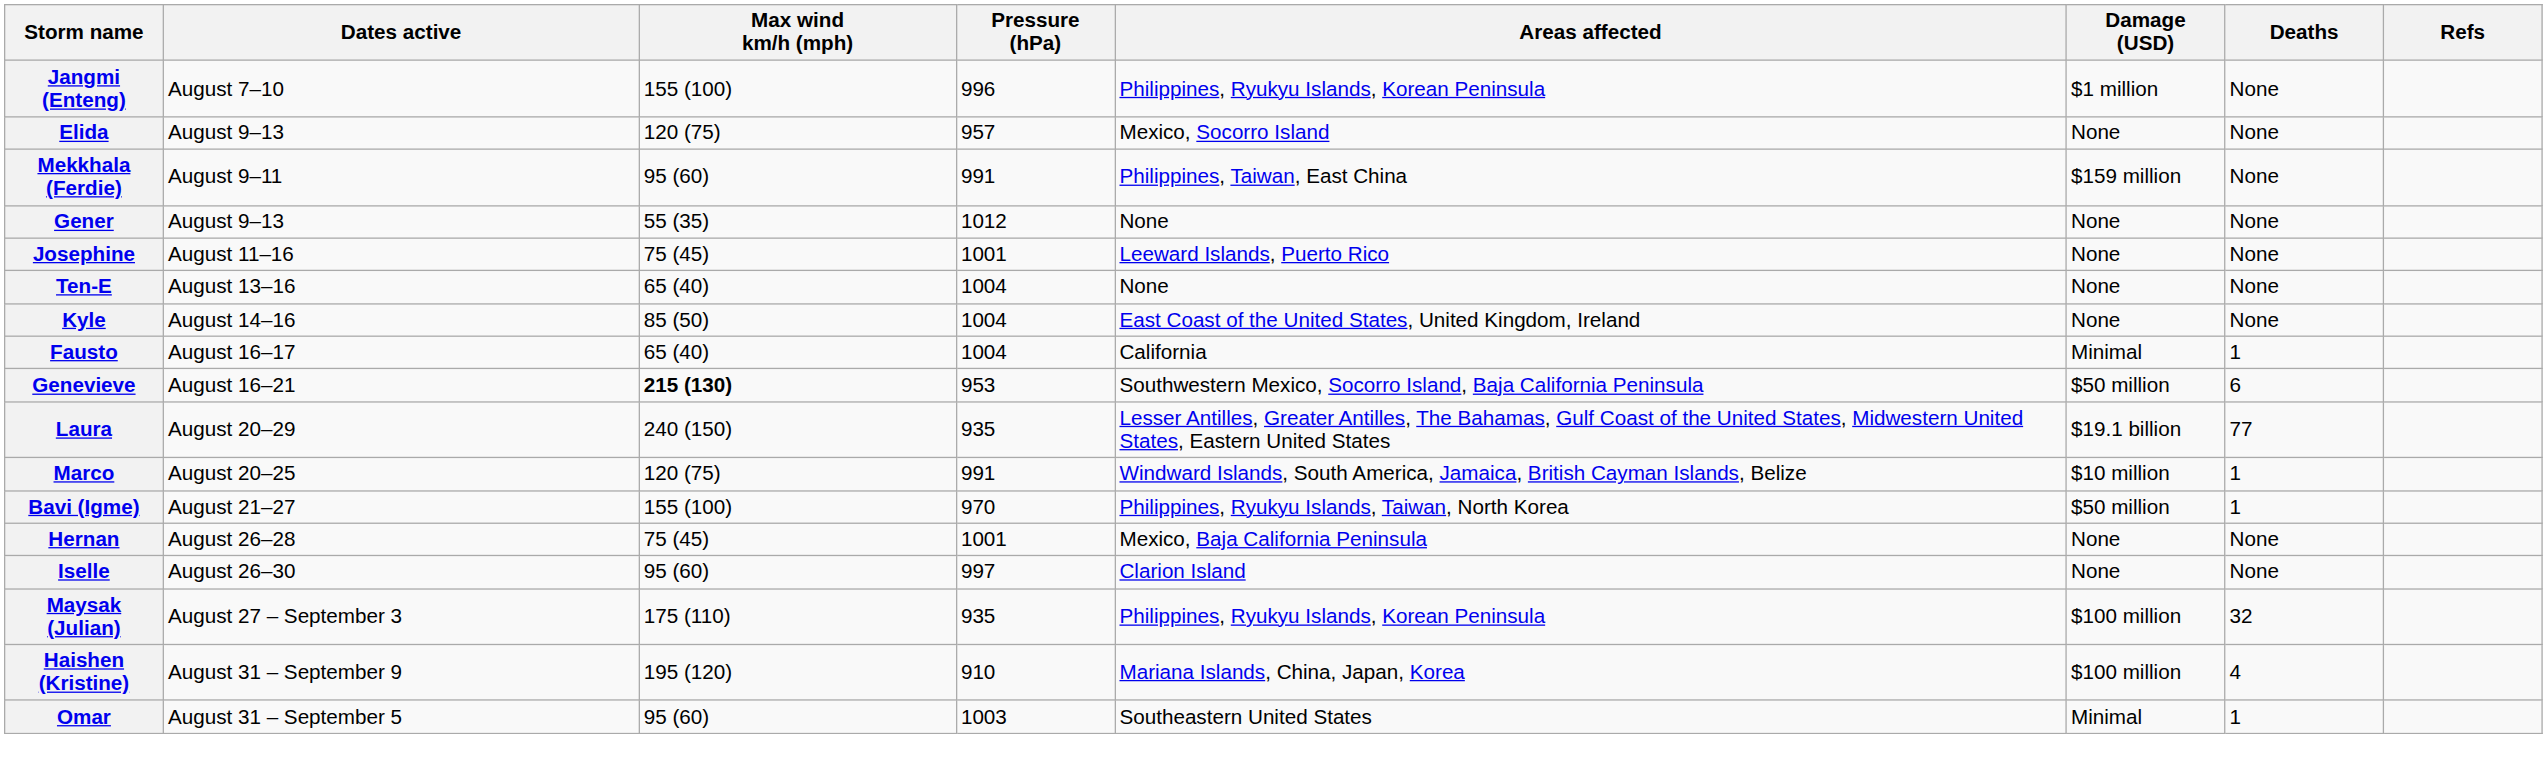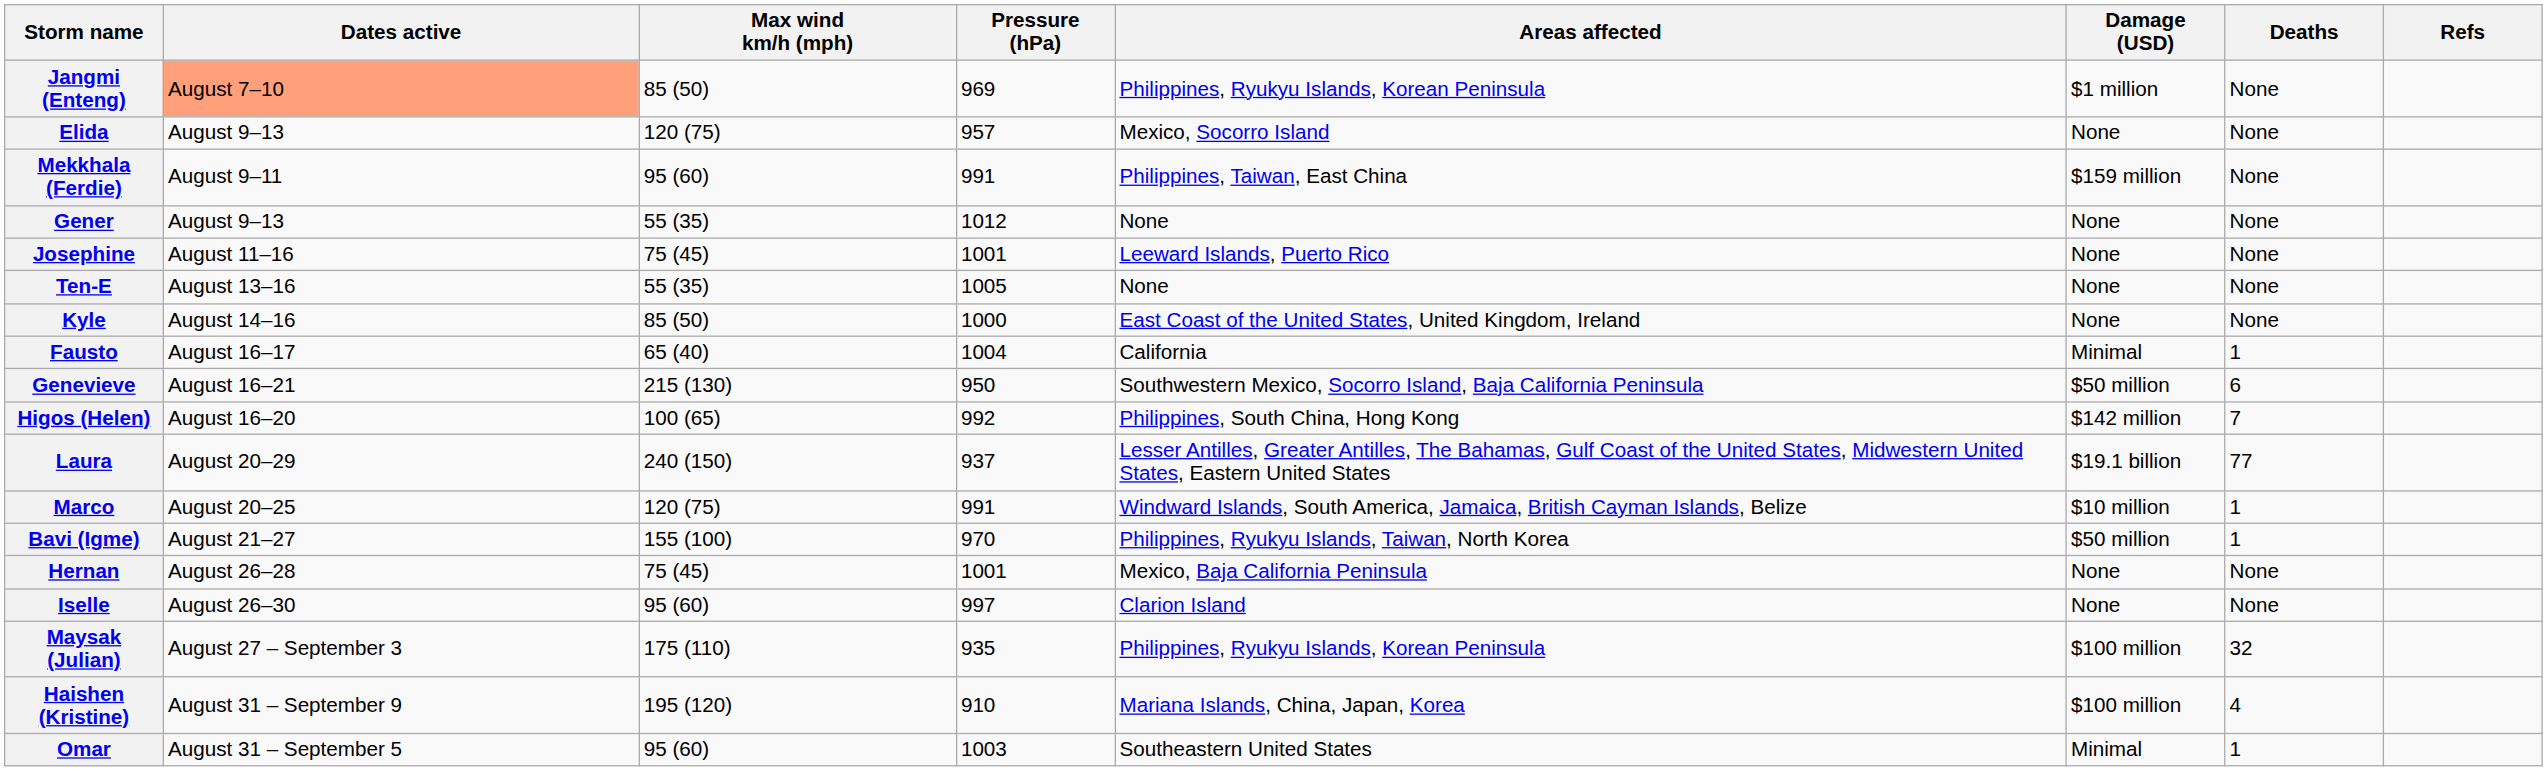(226, 88) no background -> (226, 88) lightsalmon background
(688, 88) 155 (100) -> (676, 88) 85 (50)
(978, 88) 996 -> (978, 88) 969
(676, 286) 65 (40) -> (676, 286) 55 (35)
(984, 286) 1004 -> (984, 286) 1005
(984, 319) 1004 -> (984, 319) 1000
(688, 385) bold -> (688, 385) normal
(978, 385) 953 -> (978, 385) 950
+ row: (84, 417)
(978, 429) 935 -> (978, 462) 937
